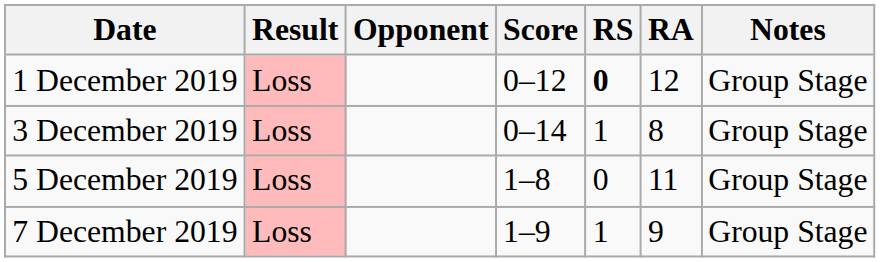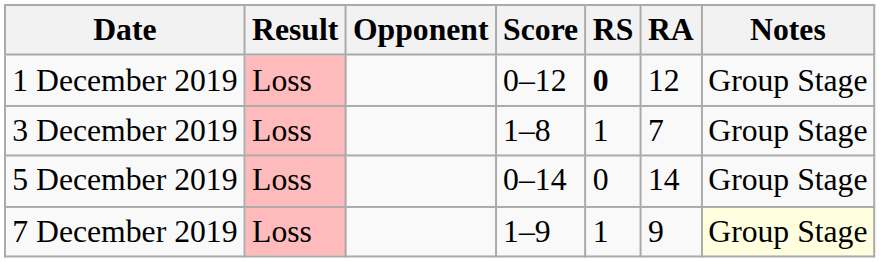(535, 130) 0–14 -> (527, 130) 1–8
(656, 130) 8 -> (656, 130) 7
(527, 180) 1–8 -> (535, 180) 0–14
(663, 180) 11 -> (664, 180) 14
(788, 230) no background -> (788, 230) lightyellow background
